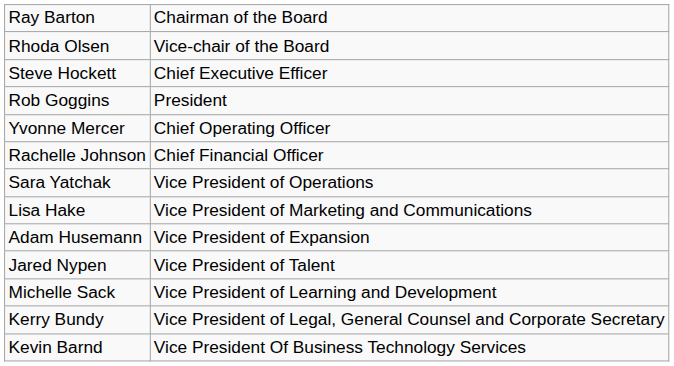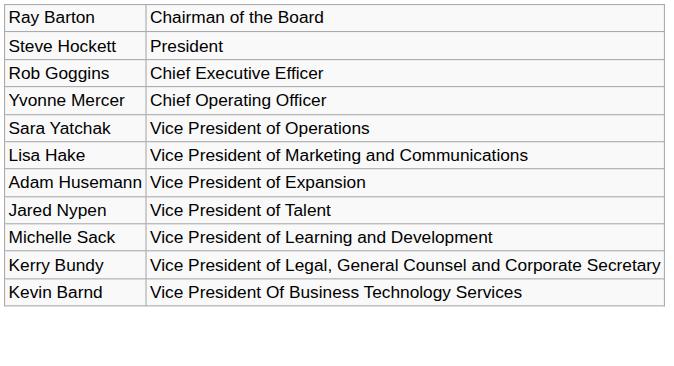- row: (59, 45)
(241, 73) Chief Executive Efficer -> (187, 45) President
(190, 100) President -> (237, 73) Chief Executive Efficer
- row: (77, 155)
